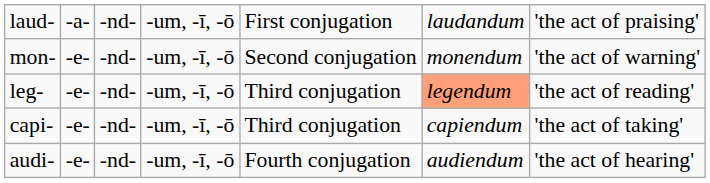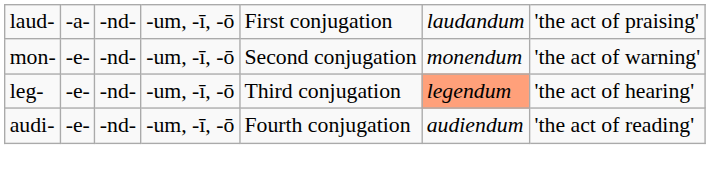(614, 90) 'the act of reading' -> (614, 90) 'the act of hearing'
- row: (31, 125)
(614, 159) 'the act of hearing' -> (614, 125) 'the act of reading'
